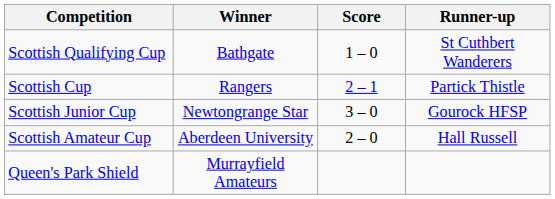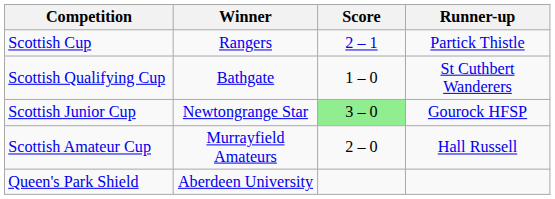rows swapped: (50, 86) <-> (87, 52)
(361, 112) no background -> (361, 112) lightgreen background
(245, 138) Aberdeen University -> (245, 147) Murrayfield Amateurs
(245, 172) Murrayfield Amateurs -> (245, 181) Aberdeen University
